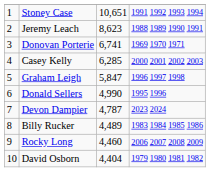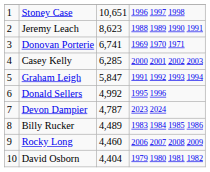(167, 12) 1991 1992 1993 1994 -> (158, 12) 1996 1997 1998
(158, 77) 1996 1997 1998 -> (167, 77) 1991 1992 1993 1994
(110, 93) 4,990 -> (110, 93) 4,992
